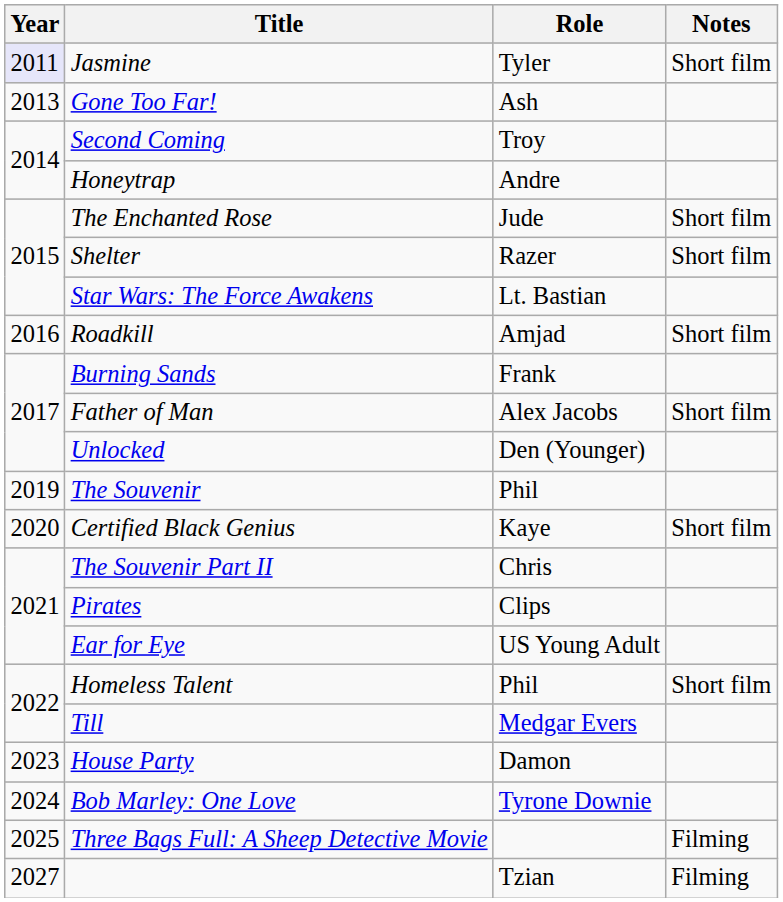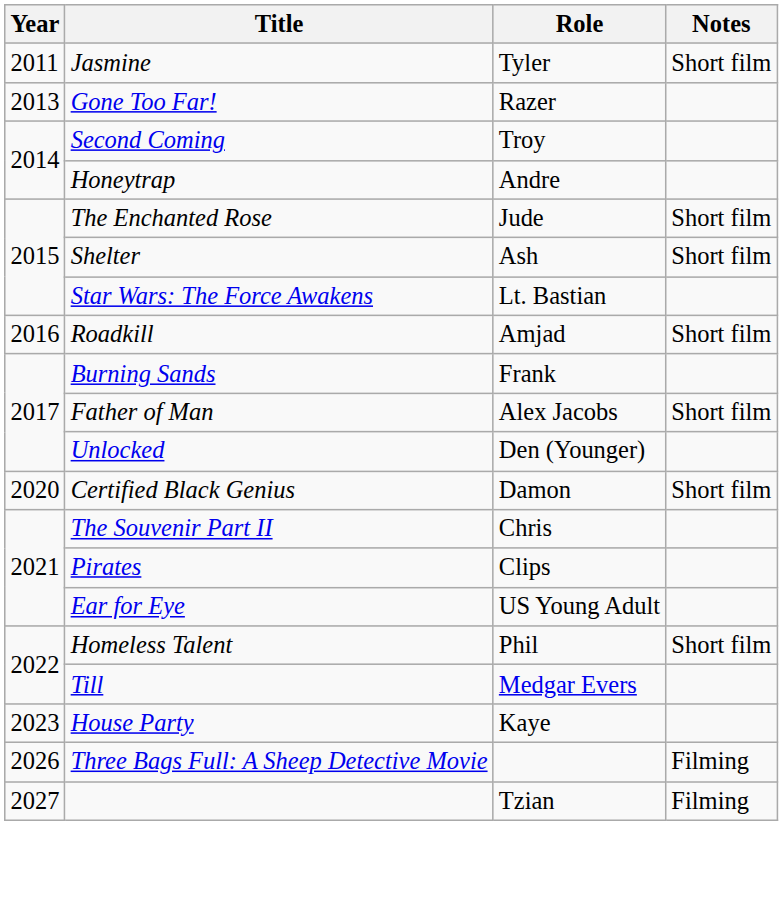(34, 62) lavender background -> (34, 62) no background
(519, 101) Ash -> (527, 101) Razer
(527, 256) Razer -> (519, 256) Ash
- row: (136, 489)
(525, 528) Kaye -> (535, 489) Damon
(535, 761) Damon -> (525, 722) Kaye
- row: (183, 800)
(35, 839) 2025 -> (35, 761) 2026
